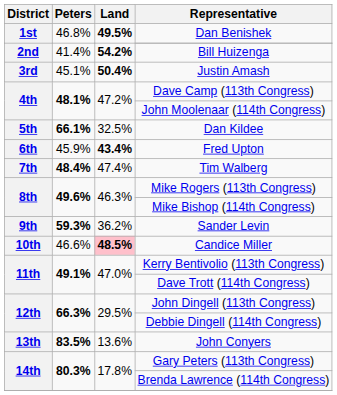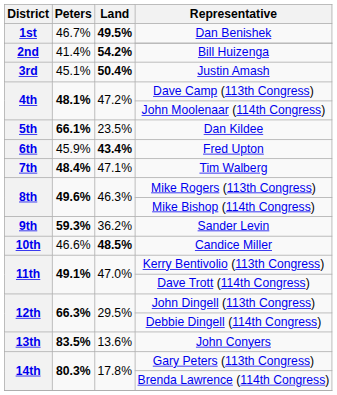(73, 33) 46.8% -> (73, 33) 46.7%
(115, 129) 32.5% -> (115, 129) 23.5%
(115, 168) 47.4% -> (115, 168) 47.1%
(115, 245) pink background -> (115, 245) no background
